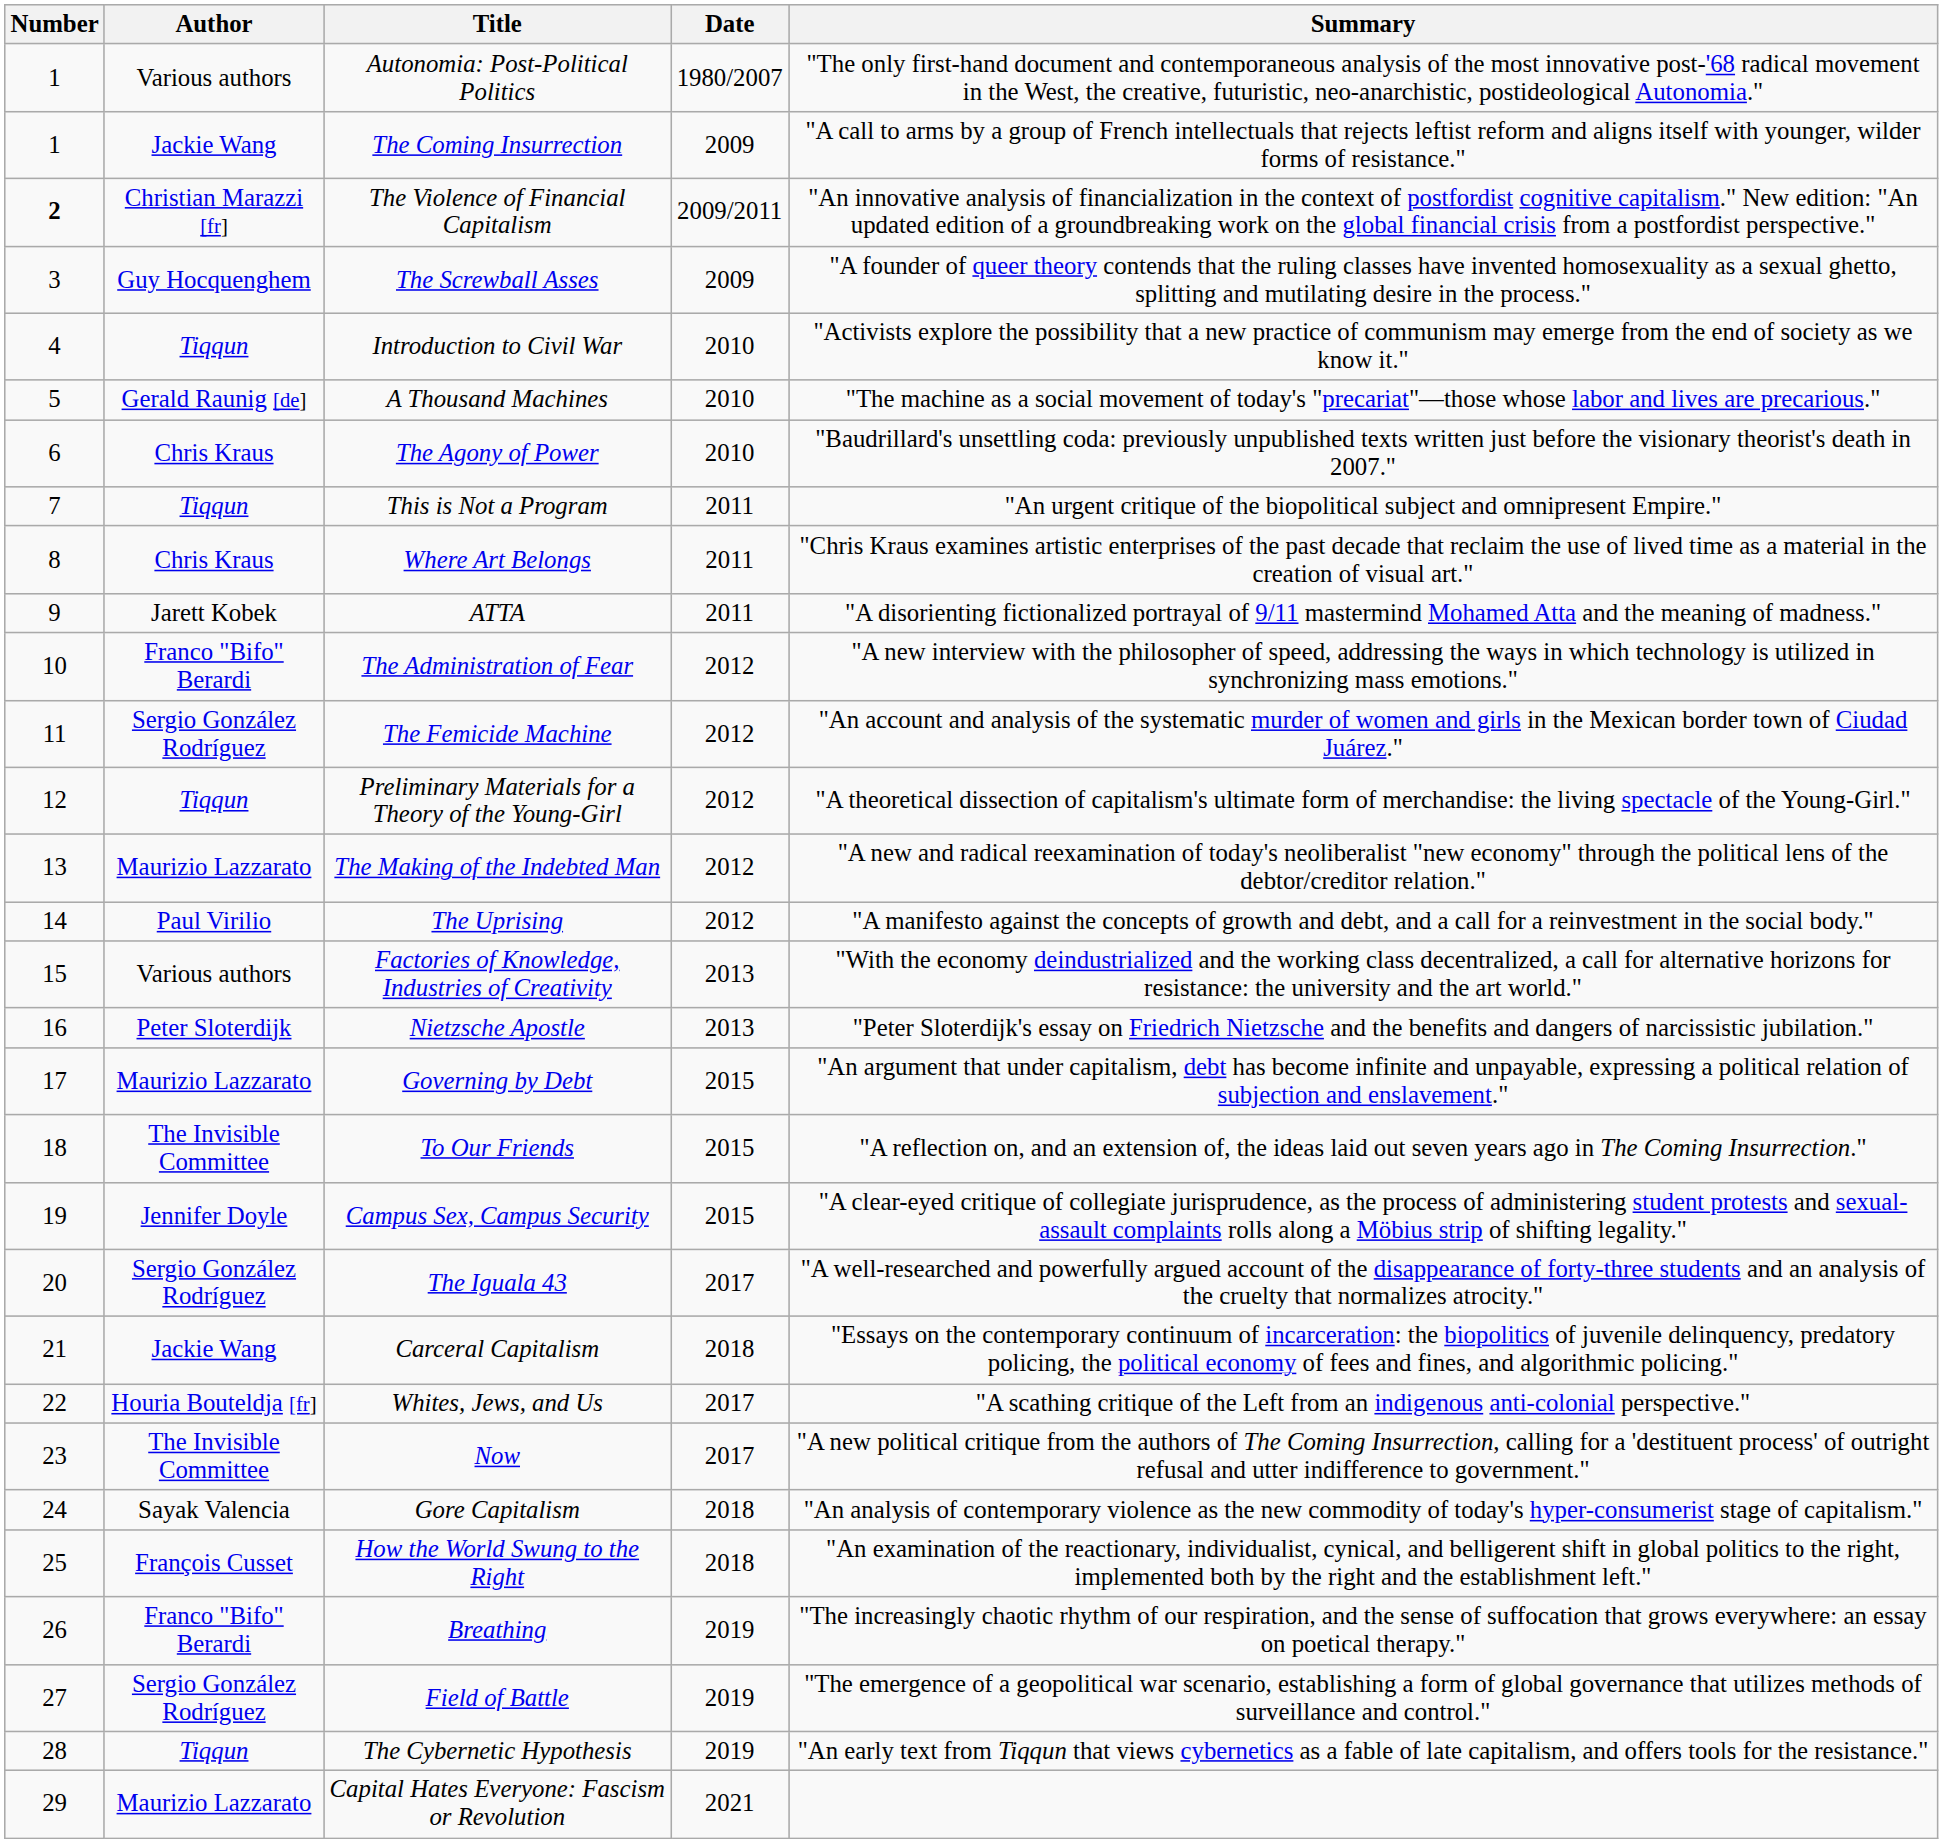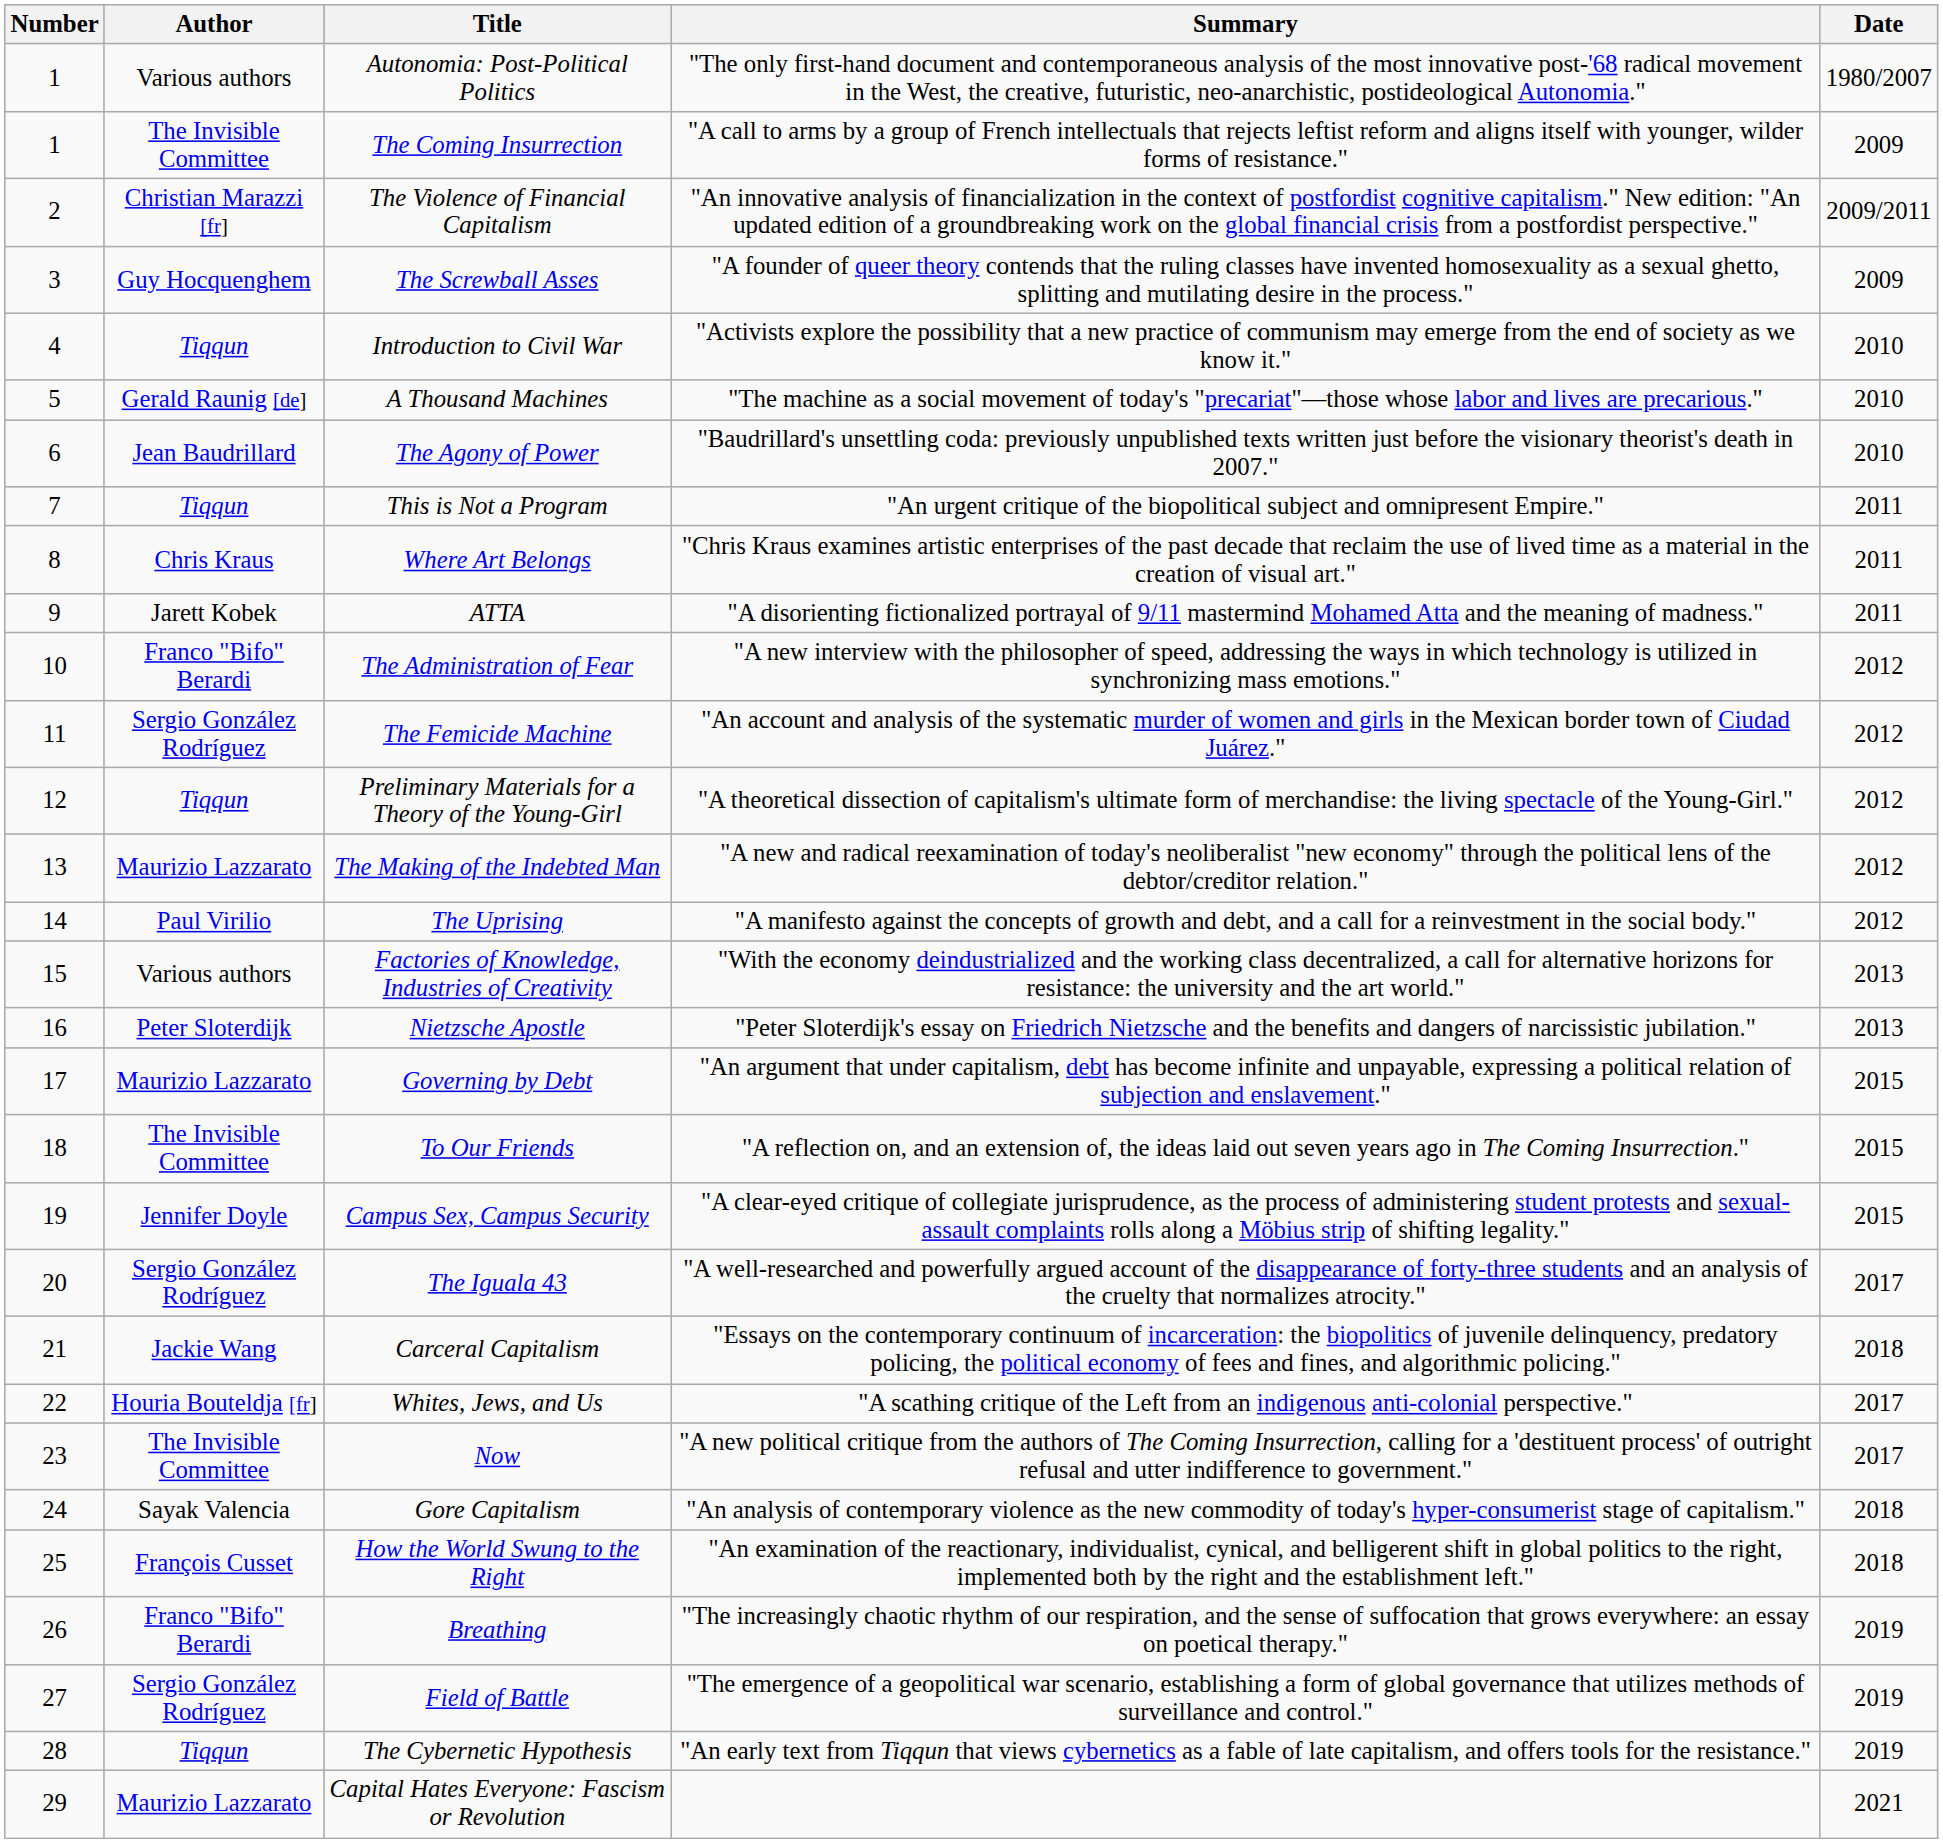columns swapped: (730, 24) <-> (1363, 24)
(214, 144) Jackie Wang -> (214, 144) The Invisible Committee
(55, 211) bold -> (55, 211) normal
(214, 452) Chris Kraus -> (214, 452) Jean Baudrillard
